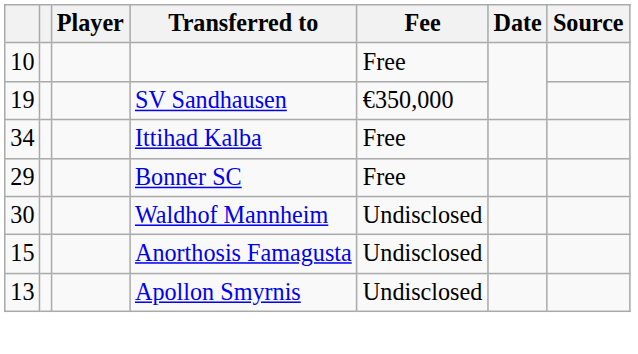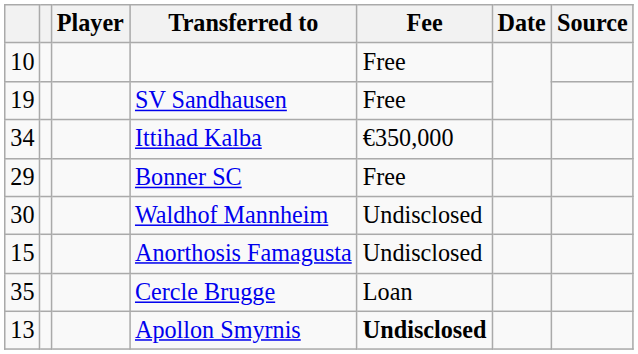(408, 100) €350,000 -> (384, 100) Free
(384, 138) Free -> (408, 138) €350,000
+ row: (205, 291)
(423, 291) normal -> (425, 330) bold
